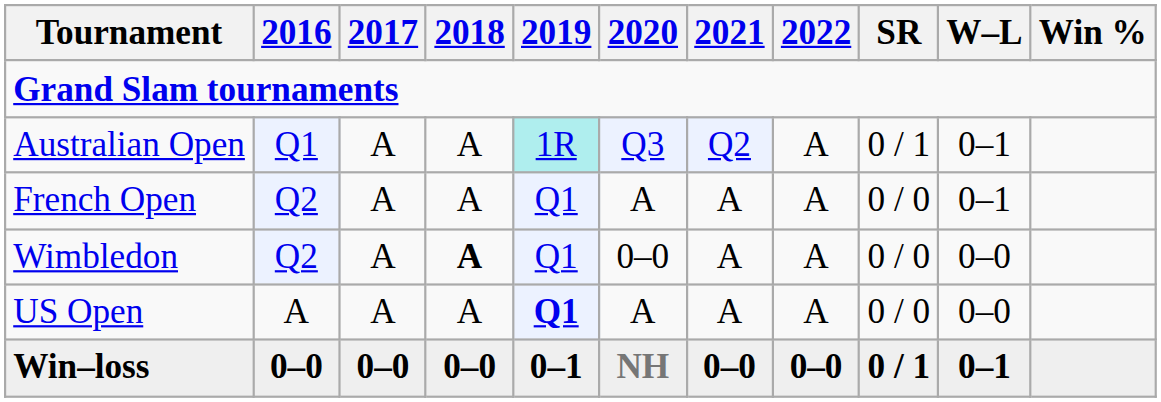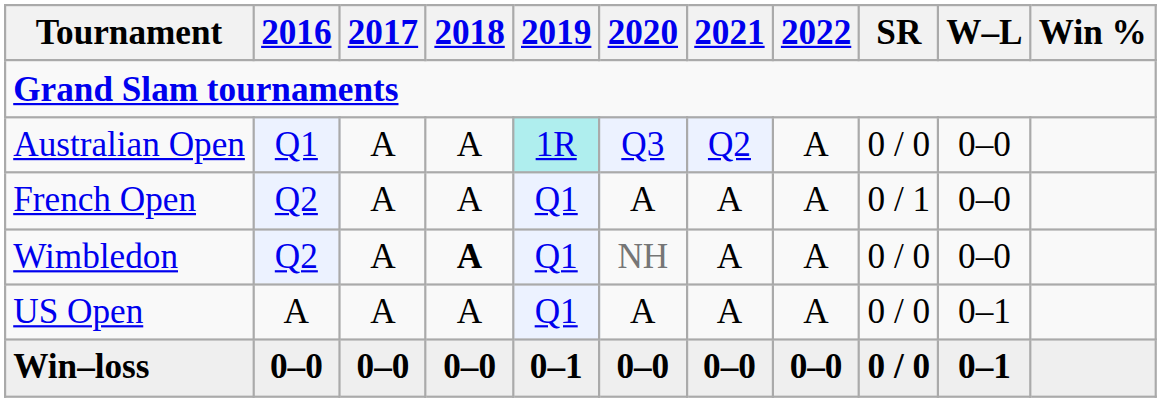(899, 144) 0 / 1 -> (899, 144) 0 / 0
(984, 144) 0–1 -> (984, 144) 0–0
(899, 199) 0 / 0 -> (899, 199) 0 / 1
(984, 199) 0–1 -> (984, 199) 0–0
(643, 255) 0–0 -> (643, 255) NH
(556, 311) bold -> (556, 311) normal
(984, 311) 0–0 -> (984, 311) 0–1
(643, 367) NH -> (643, 367) 0–0
(899, 367) 0 / 1 -> (899, 367) 0 / 0
